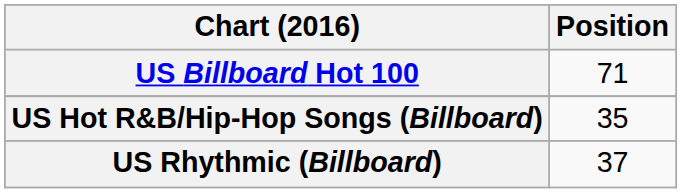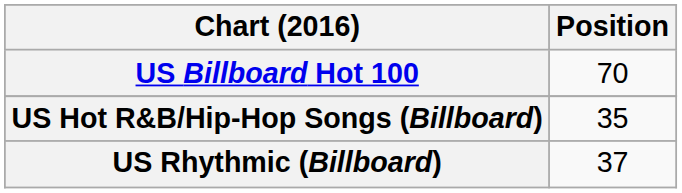(613, 72) 71 -> (613, 72) 70
